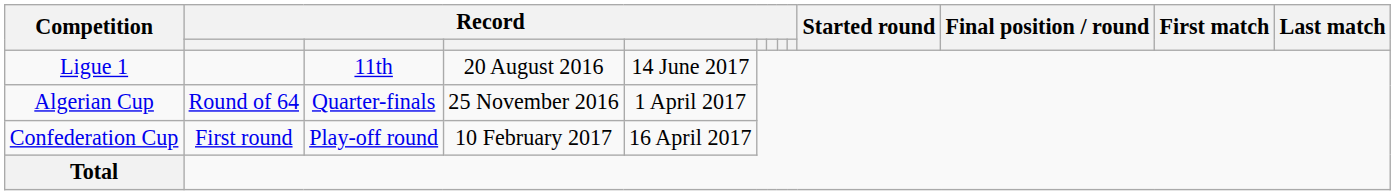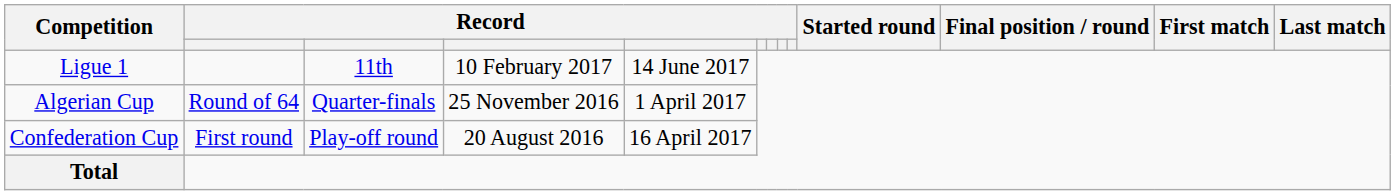(534, 67) 20 August 2016 -> (534, 67) 10 February 2017
(534, 137) 10 February 2017 -> (534, 137) 20 August 2016
